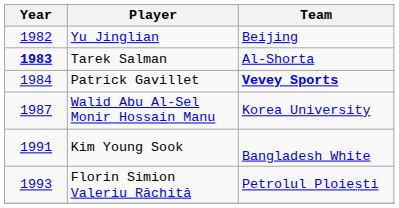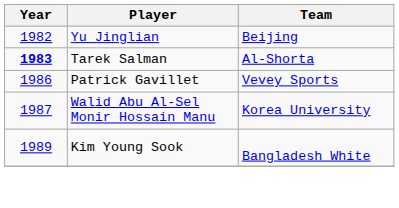(36, 81) 1984 -> (36, 81) 1986
(290, 81) bold -> (290, 81) normal
(36, 148) 1991 -> (36, 148) 1989
- row: (131, 185)
